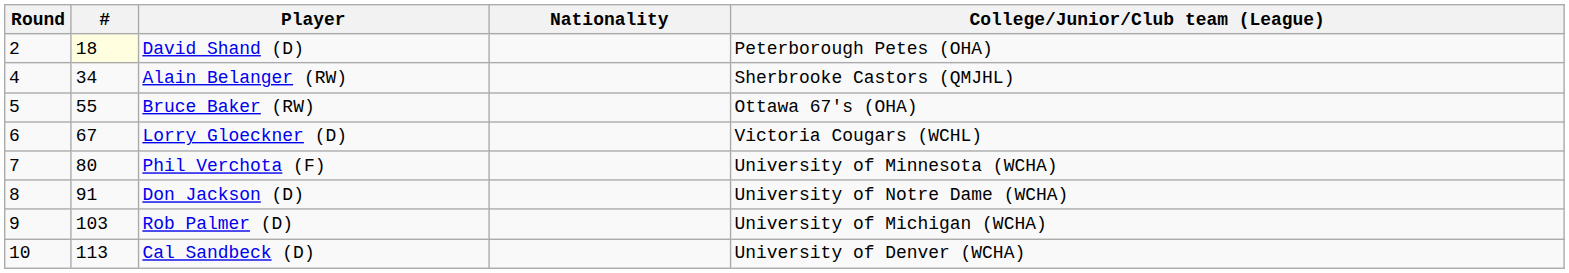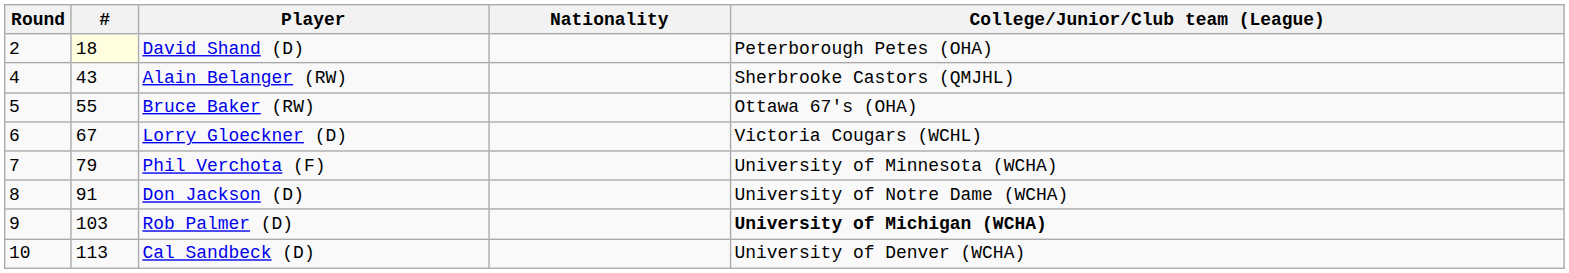(86, 78) 34 -> (86, 78) 43
(86, 166) 80 -> (86, 166) 79
(891, 224) normal -> (891, 224) bold
